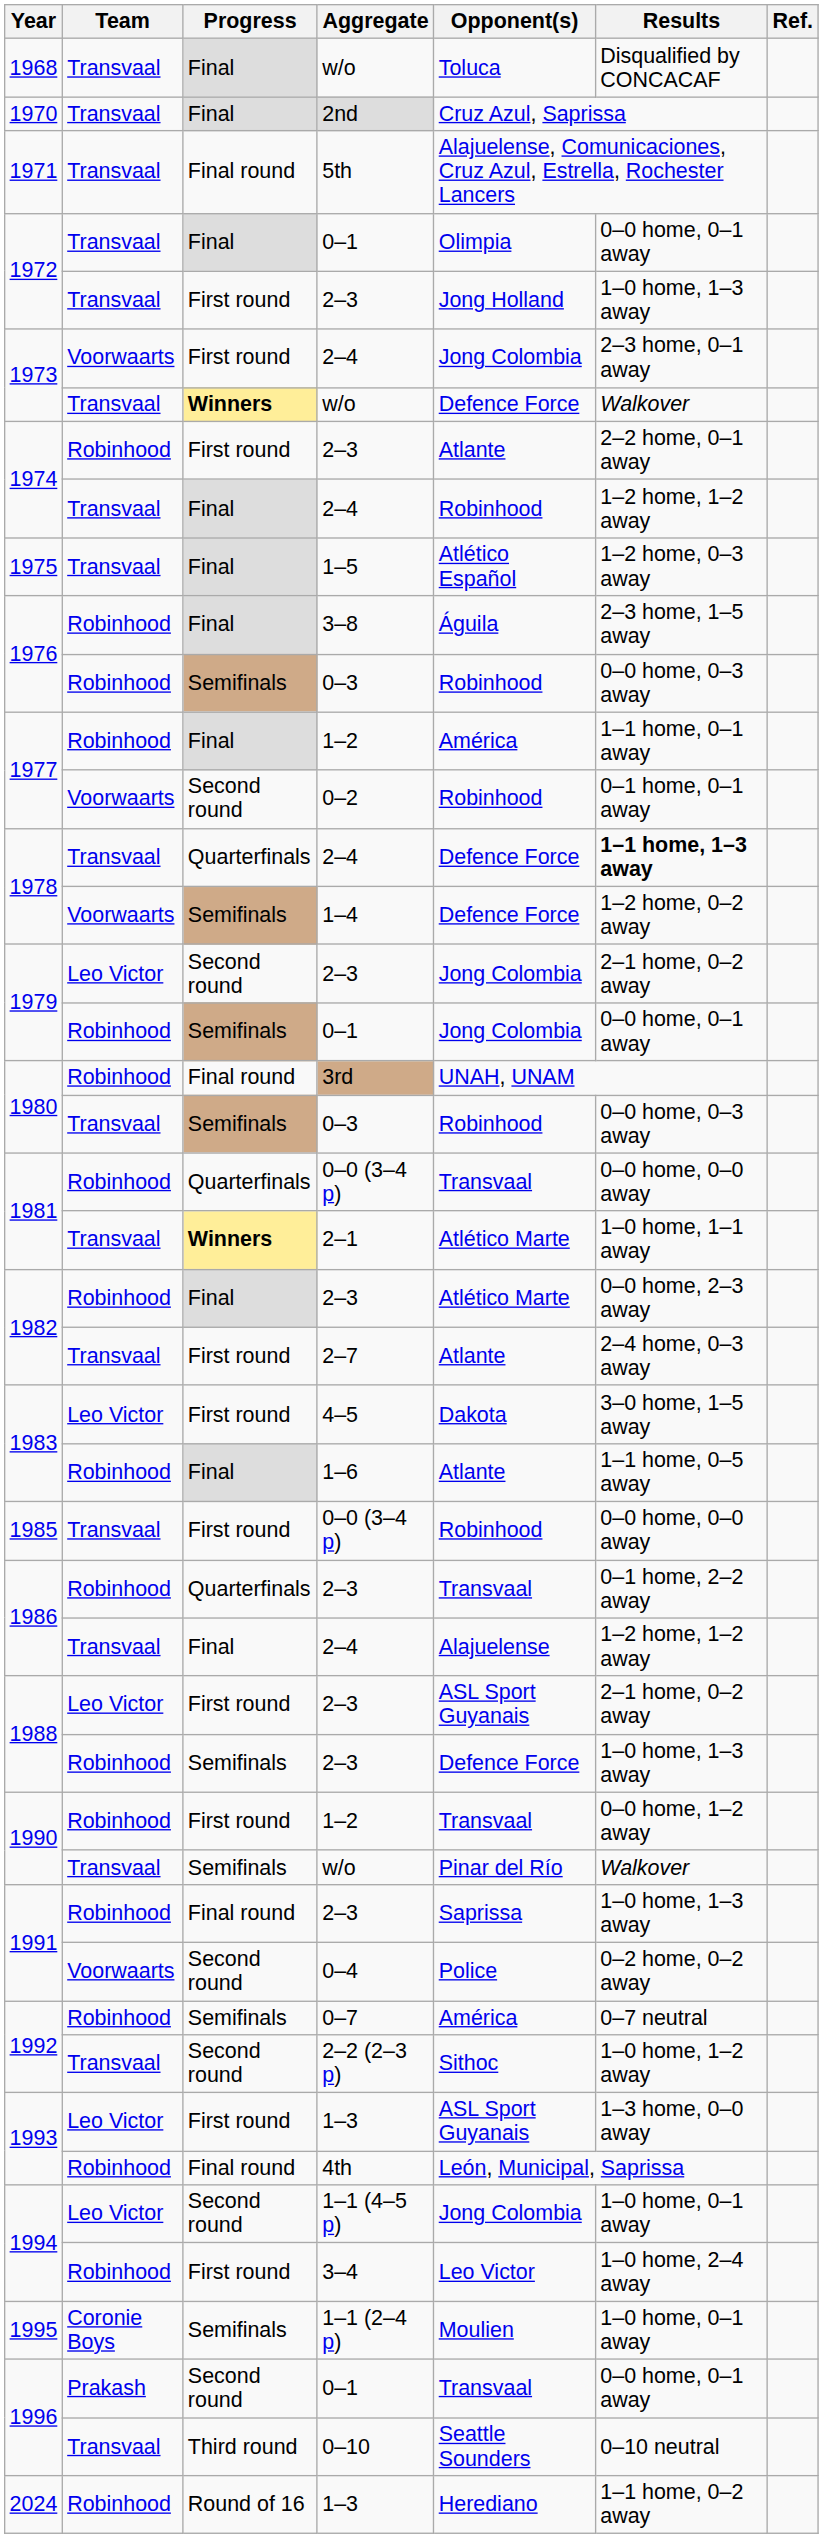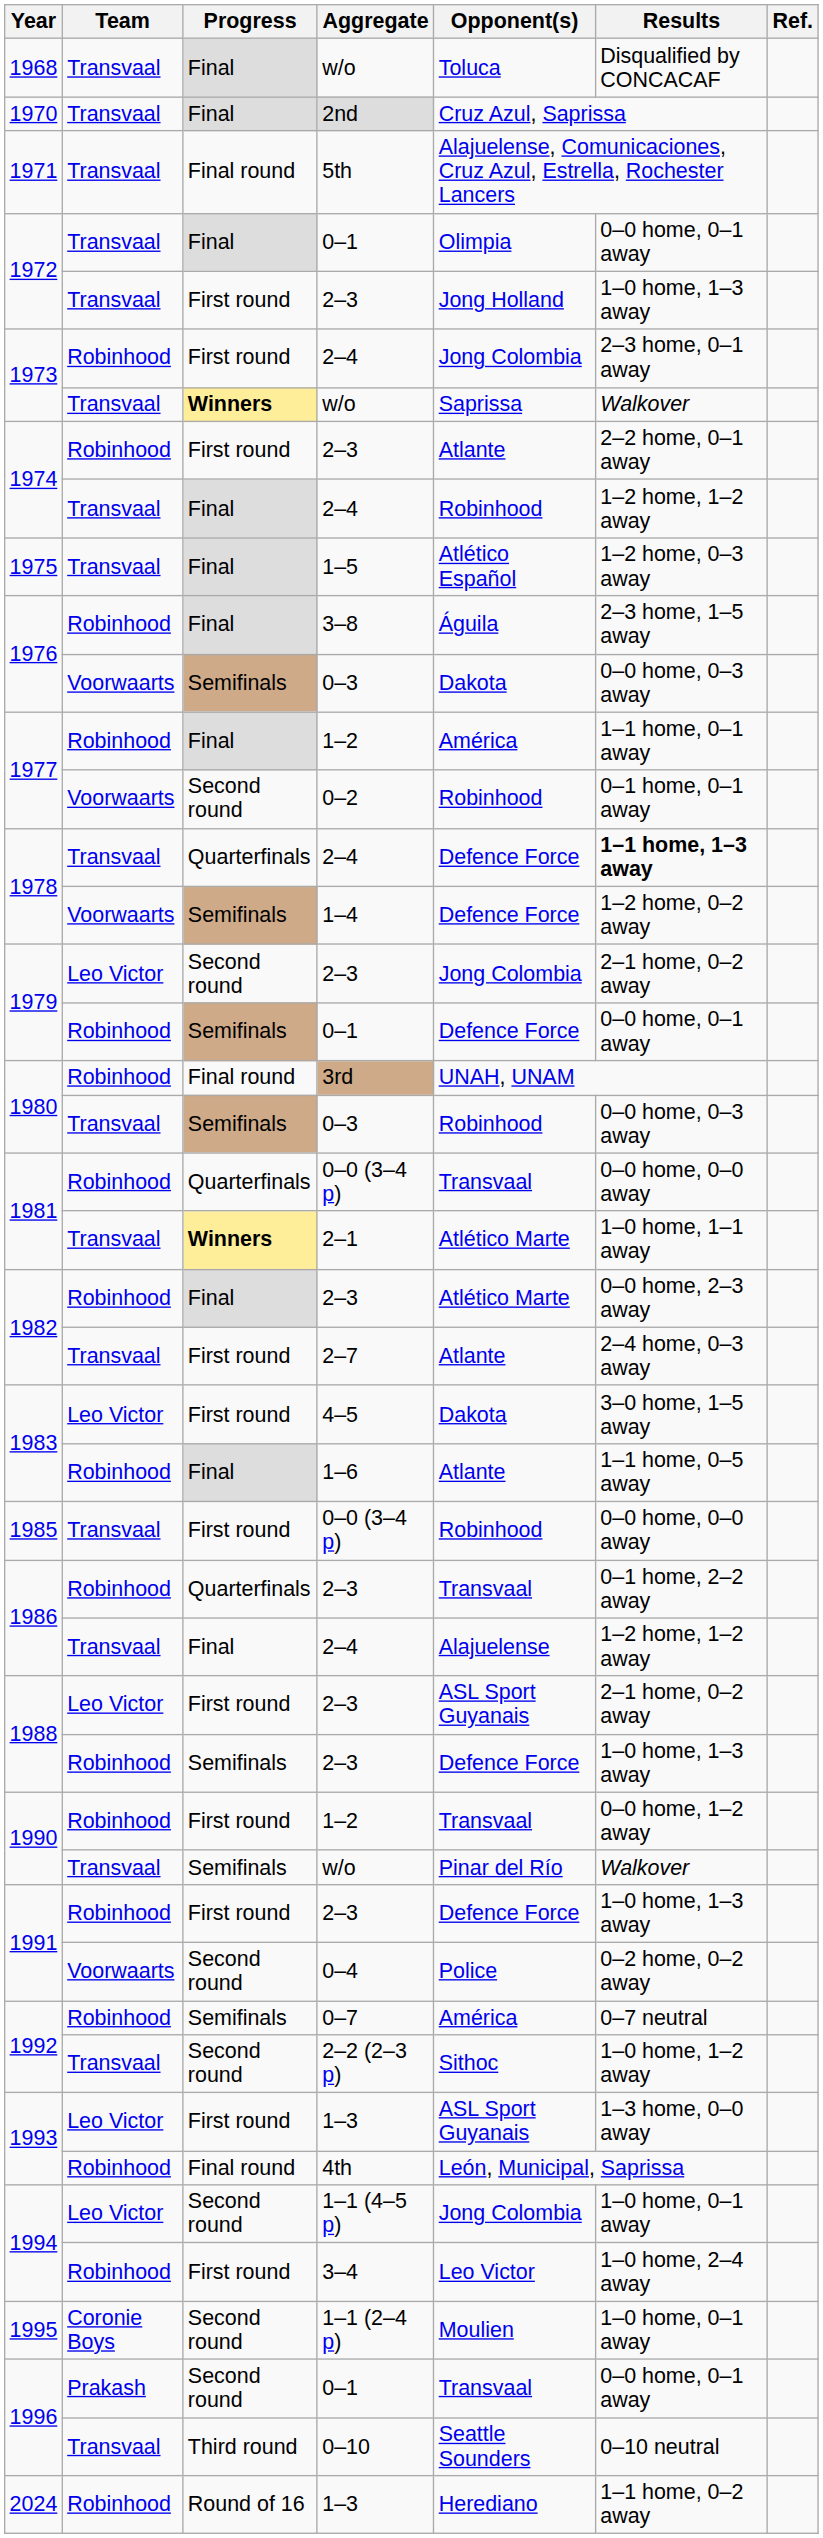(121, 358) Voorwaarts -> (119, 358) Robinhood
(509, 404) Defence Force -> (480, 404) Saprissa
(119, 682) Robinhood -> (121, 682) Voorwaarts
(491, 682) Robinhood -> (473, 682) Dakota
(510, 1031) Jong Colombia -> (509, 1031) Defence Force
(241, 1913) Final round -> (239, 1913) First round
(480, 1913) Saprissa -> (509, 1913) Defence Force
(237, 2329) Semifinals -> (224, 2329) Second round
